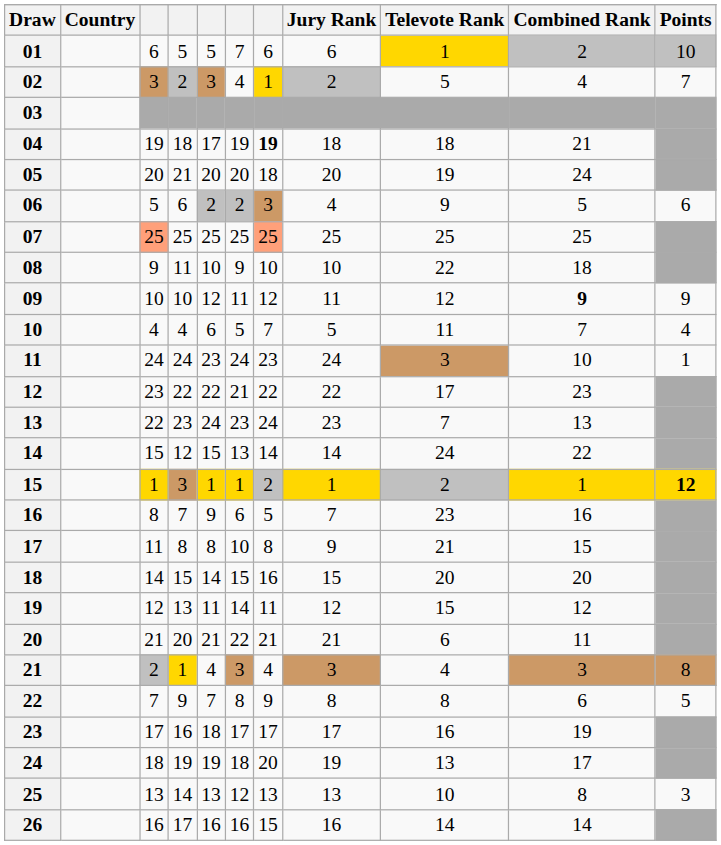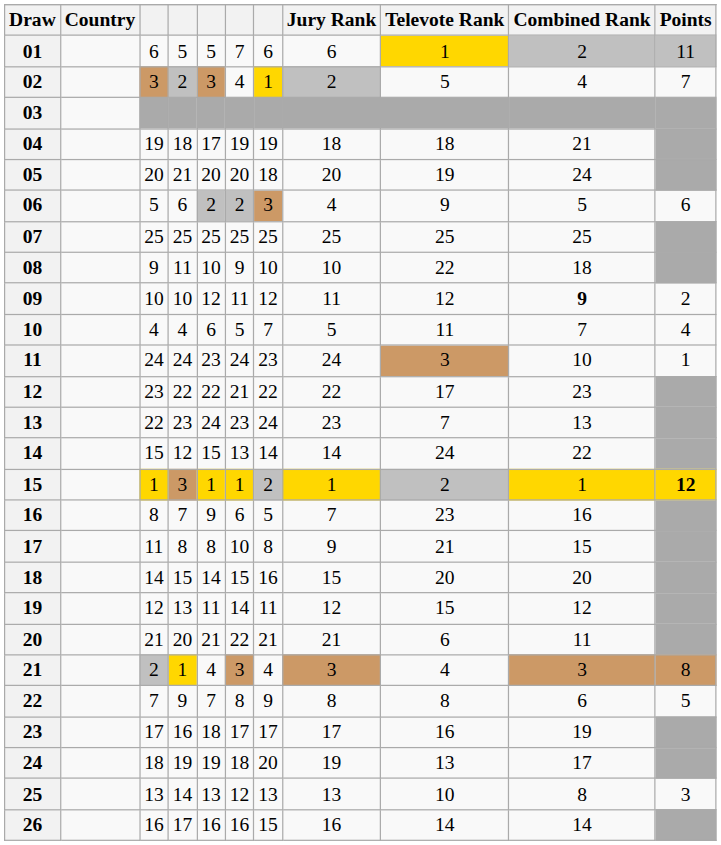(686, 50) 10 -> (686, 50) 11
(268, 143) bold -> (268, 143) normal
(154, 236) lightsalmon background -> (154, 236) no background
(268, 236) lightsalmon background -> (268, 236) no background
(686, 298) 9 -> (686, 298) 2
